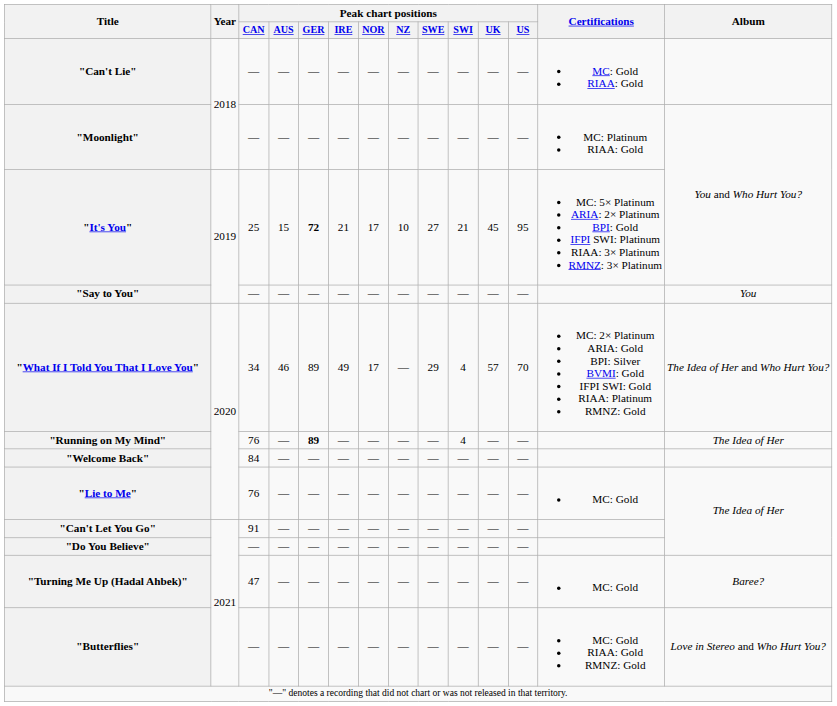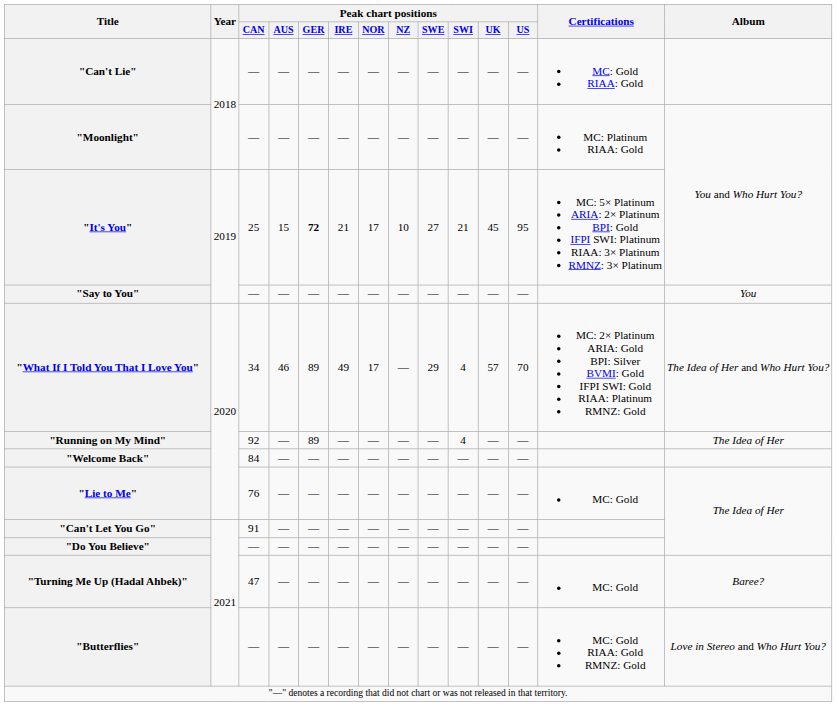(254, 440) 76 -> (254, 440) 92
(313, 440) bold -> (313, 440) normal
